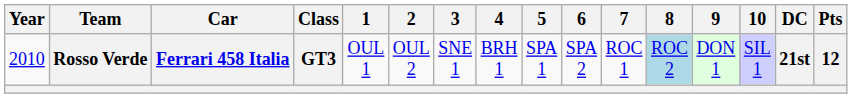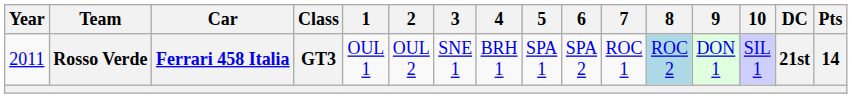(27, 59) 2010 -> (27, 59) 2011
(831, 59) 12 -> (831, 59) 14
